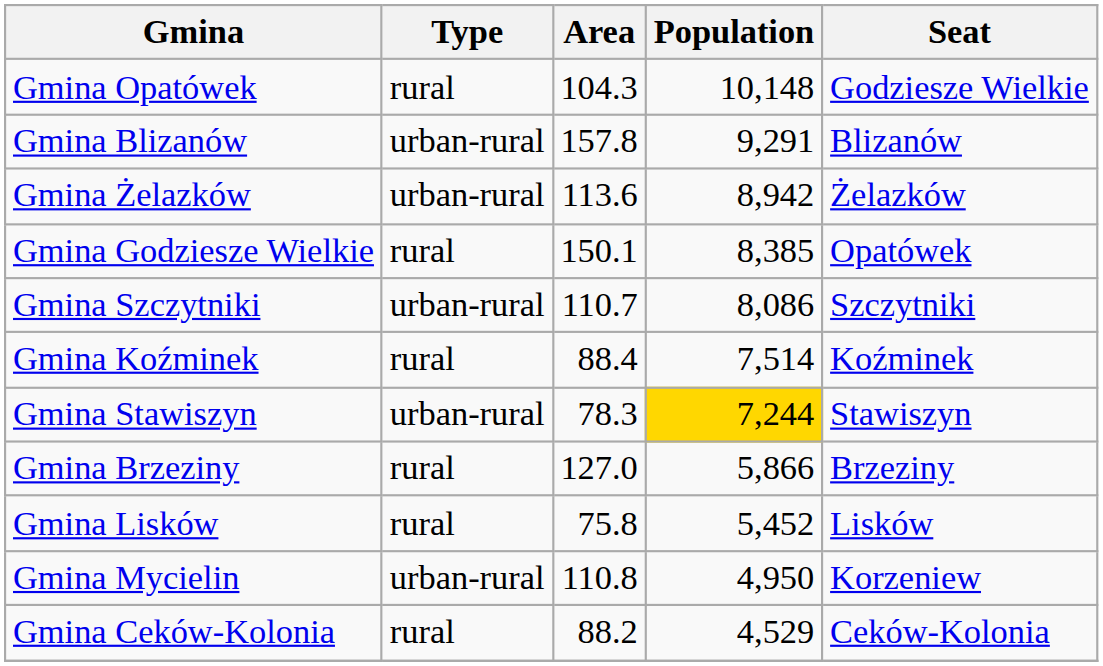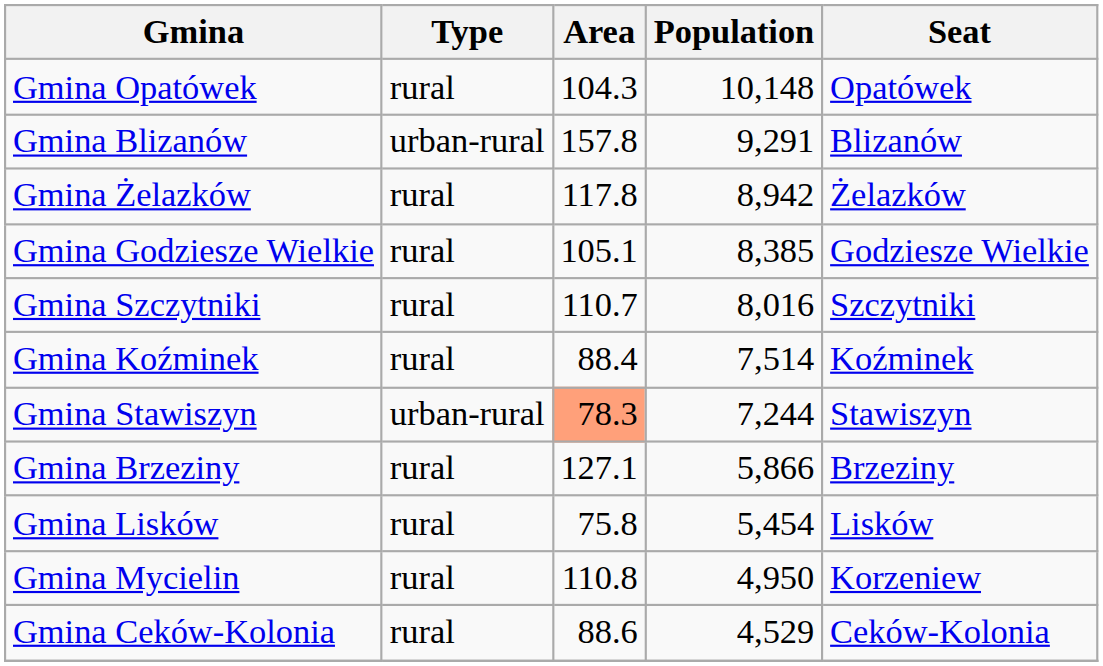(959, 86) Godziesze Wielkie -> (901, 86) Opatówek
(467, 195) urban-rural -> (422, 195) rural
(600, 195) 113.6 -> (600, 195) 117.8
(599, 250) 150.1 -> (599, 250) 105.1
(901, 250) Opatówek -> (959, 250) Godziesze Wielkie
(467, 304) urban-rural -> (422, 304) rural
(776, 304) 8,086 -> (776, 304) 8,016
(608, 413) no background -> (608, 413) lightsalmon background
(776, 413) gold background -> (776, 413) no background
(599, 468) 127.0 -> (599, 468) 127.1
(776, 522) 5,452 -> (776, 522) 5,454
(467, 577) urban-rural -> (422, 577) rural
(608, 631) 88.2 -> (608, 631) 88.6
